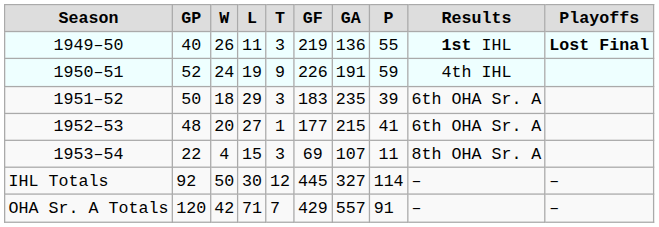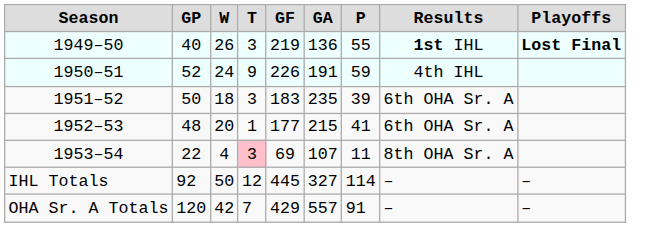- column: (252, 18)
(280, 154) no background -> (252, 154) pink background
